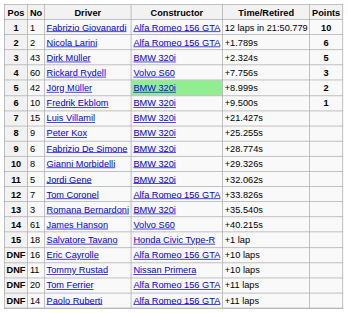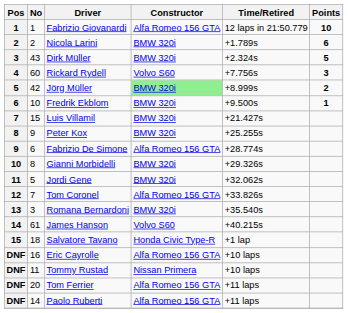(177, 42) Alfa Romeo 156 GTA -> (155, 42) BMW 320i
(155, 148) BMW 320i -> (177, 148) Alfa Romeo 156 GTA
